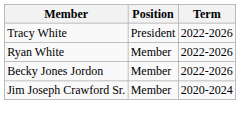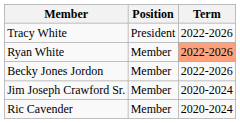(207, 52) no background -> (207, 52) lightsalmon background
+ row: (40, 109)
